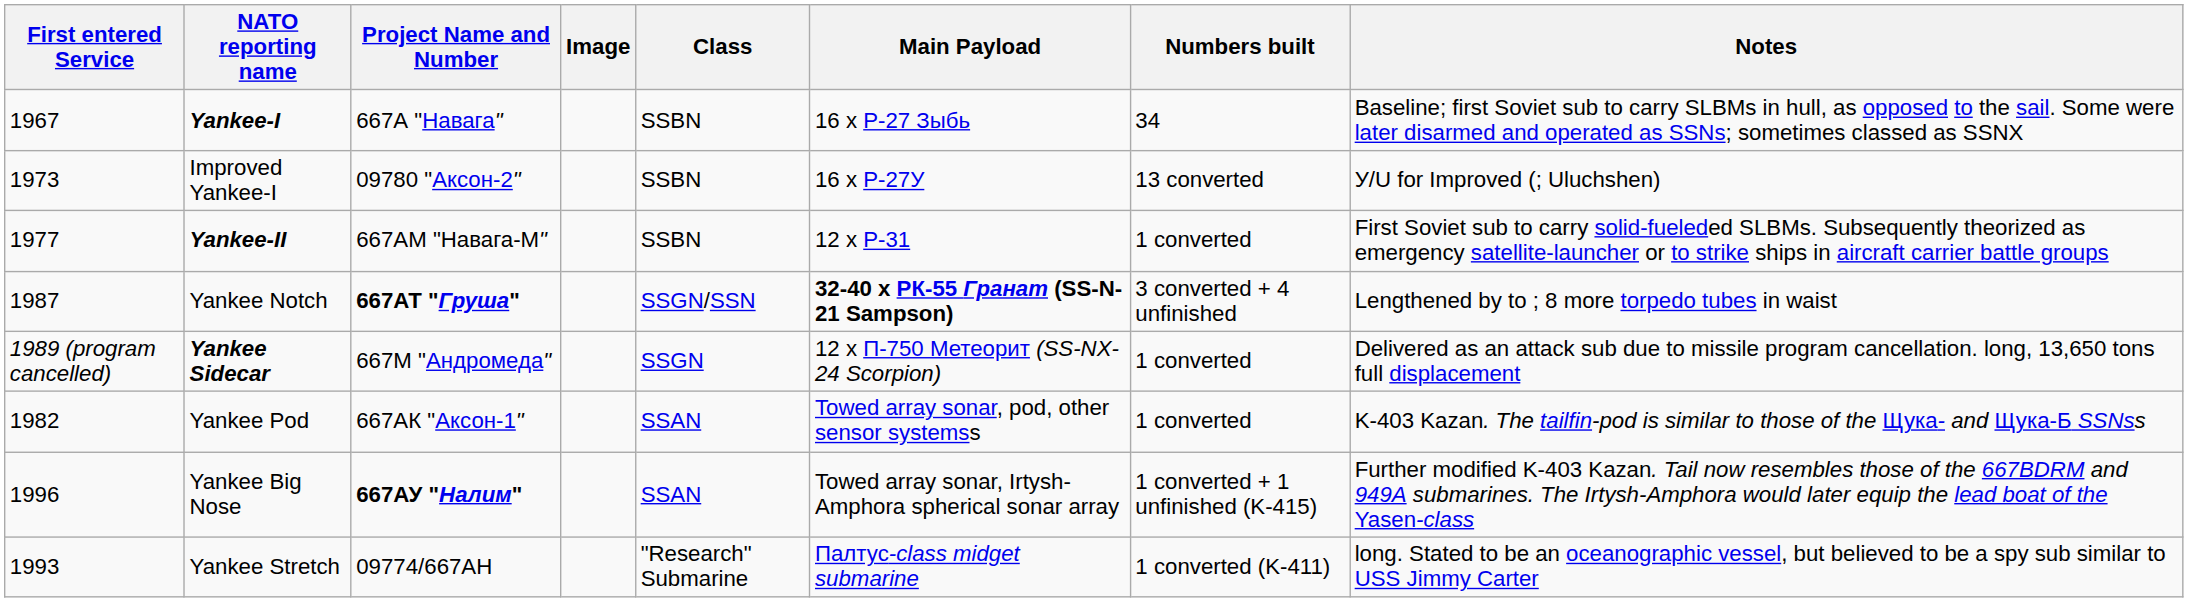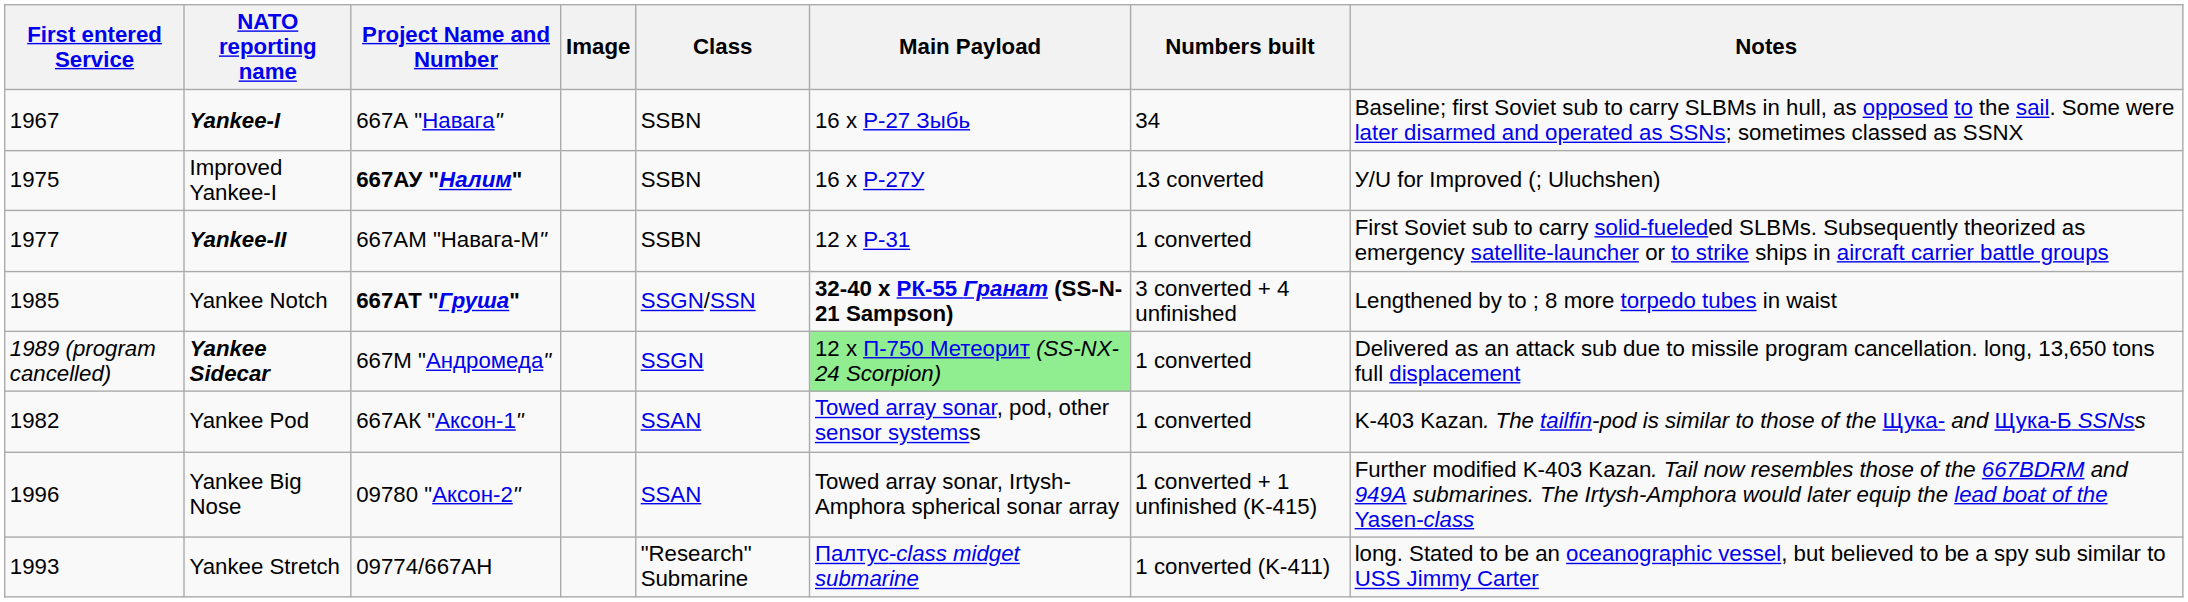(35, 180) 1973 -> (35, 180) 1975
(438, 180) 09780 "Аксон-2" -> (439, 180) 667АУ "Налим"
(35, 300) 1987 -> (35, 300) 1985
(967, 361) no background -> (967, 361) lightgreen background
(439, 494) 667АУ "Налим" -> (438, 494) 09780 "Аксон-2"
